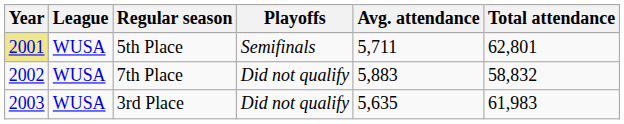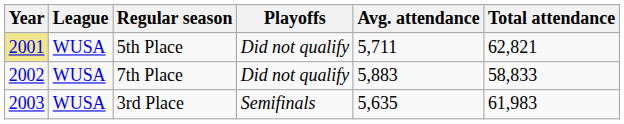(278, 47) Semifinals -> (295, 47) Did not qualify
(513, 47) 62,801 -> (513, 47) 62,821
(513, 75) 58,832 -> (513, 75) 58,833
(295, 103) Did not qualify -> (278, 103) Semifinals
